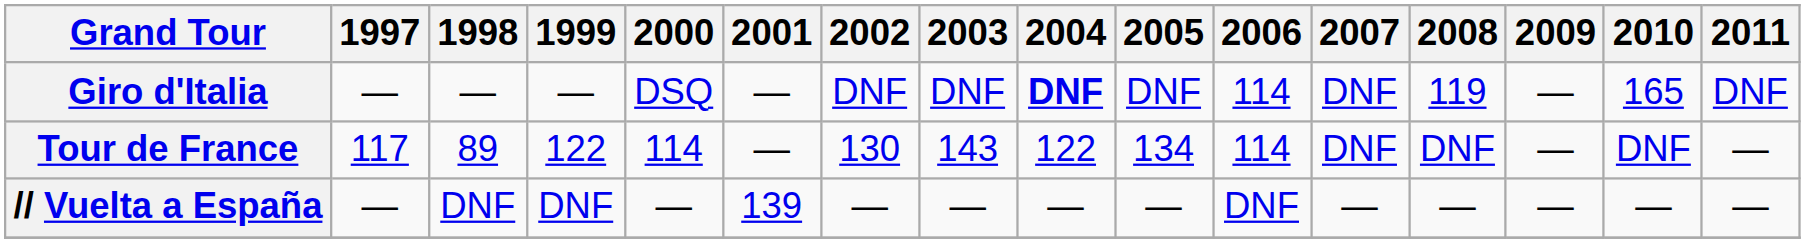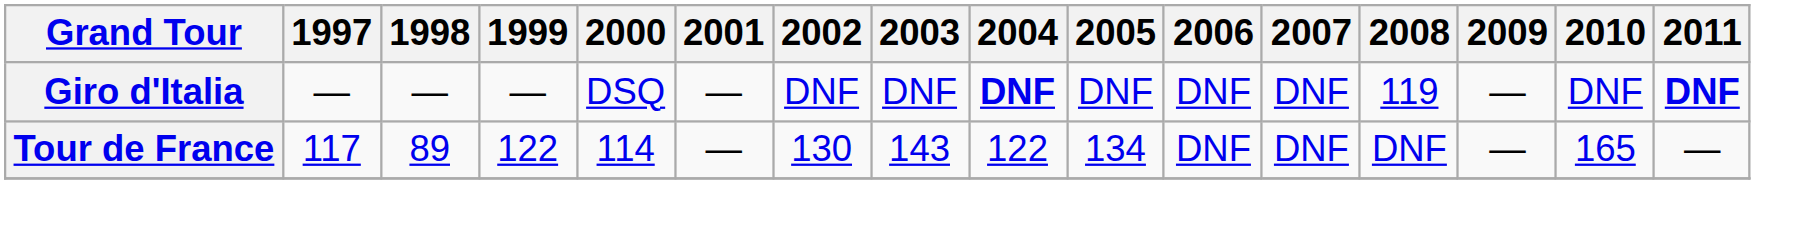(1262, 91) 114 -> (1213, 91) DNF
(1653, 91) 165 -> (1605, 91) DNF
(1750, 91) normal -> (1702, 91) bold
(1262, 149) 114 -> (1213, 149) DNF
(1653, 149) DNF -> (1605, 149) 165
- row: (168, 206)
